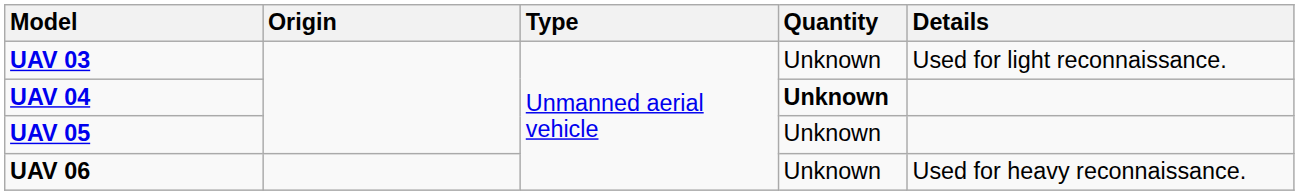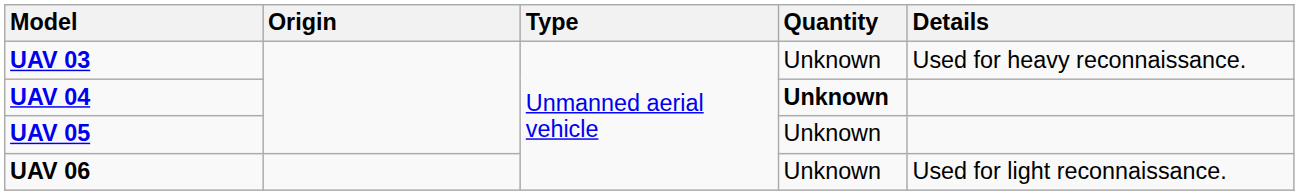(1070, 60) Used for light reconnaissance. -> (1079, 60) Used for heavy reconnaissance.
(1079, 171) Used for heavy reconnaissance. -> (1070, 171) Used for light reconnaissance.
